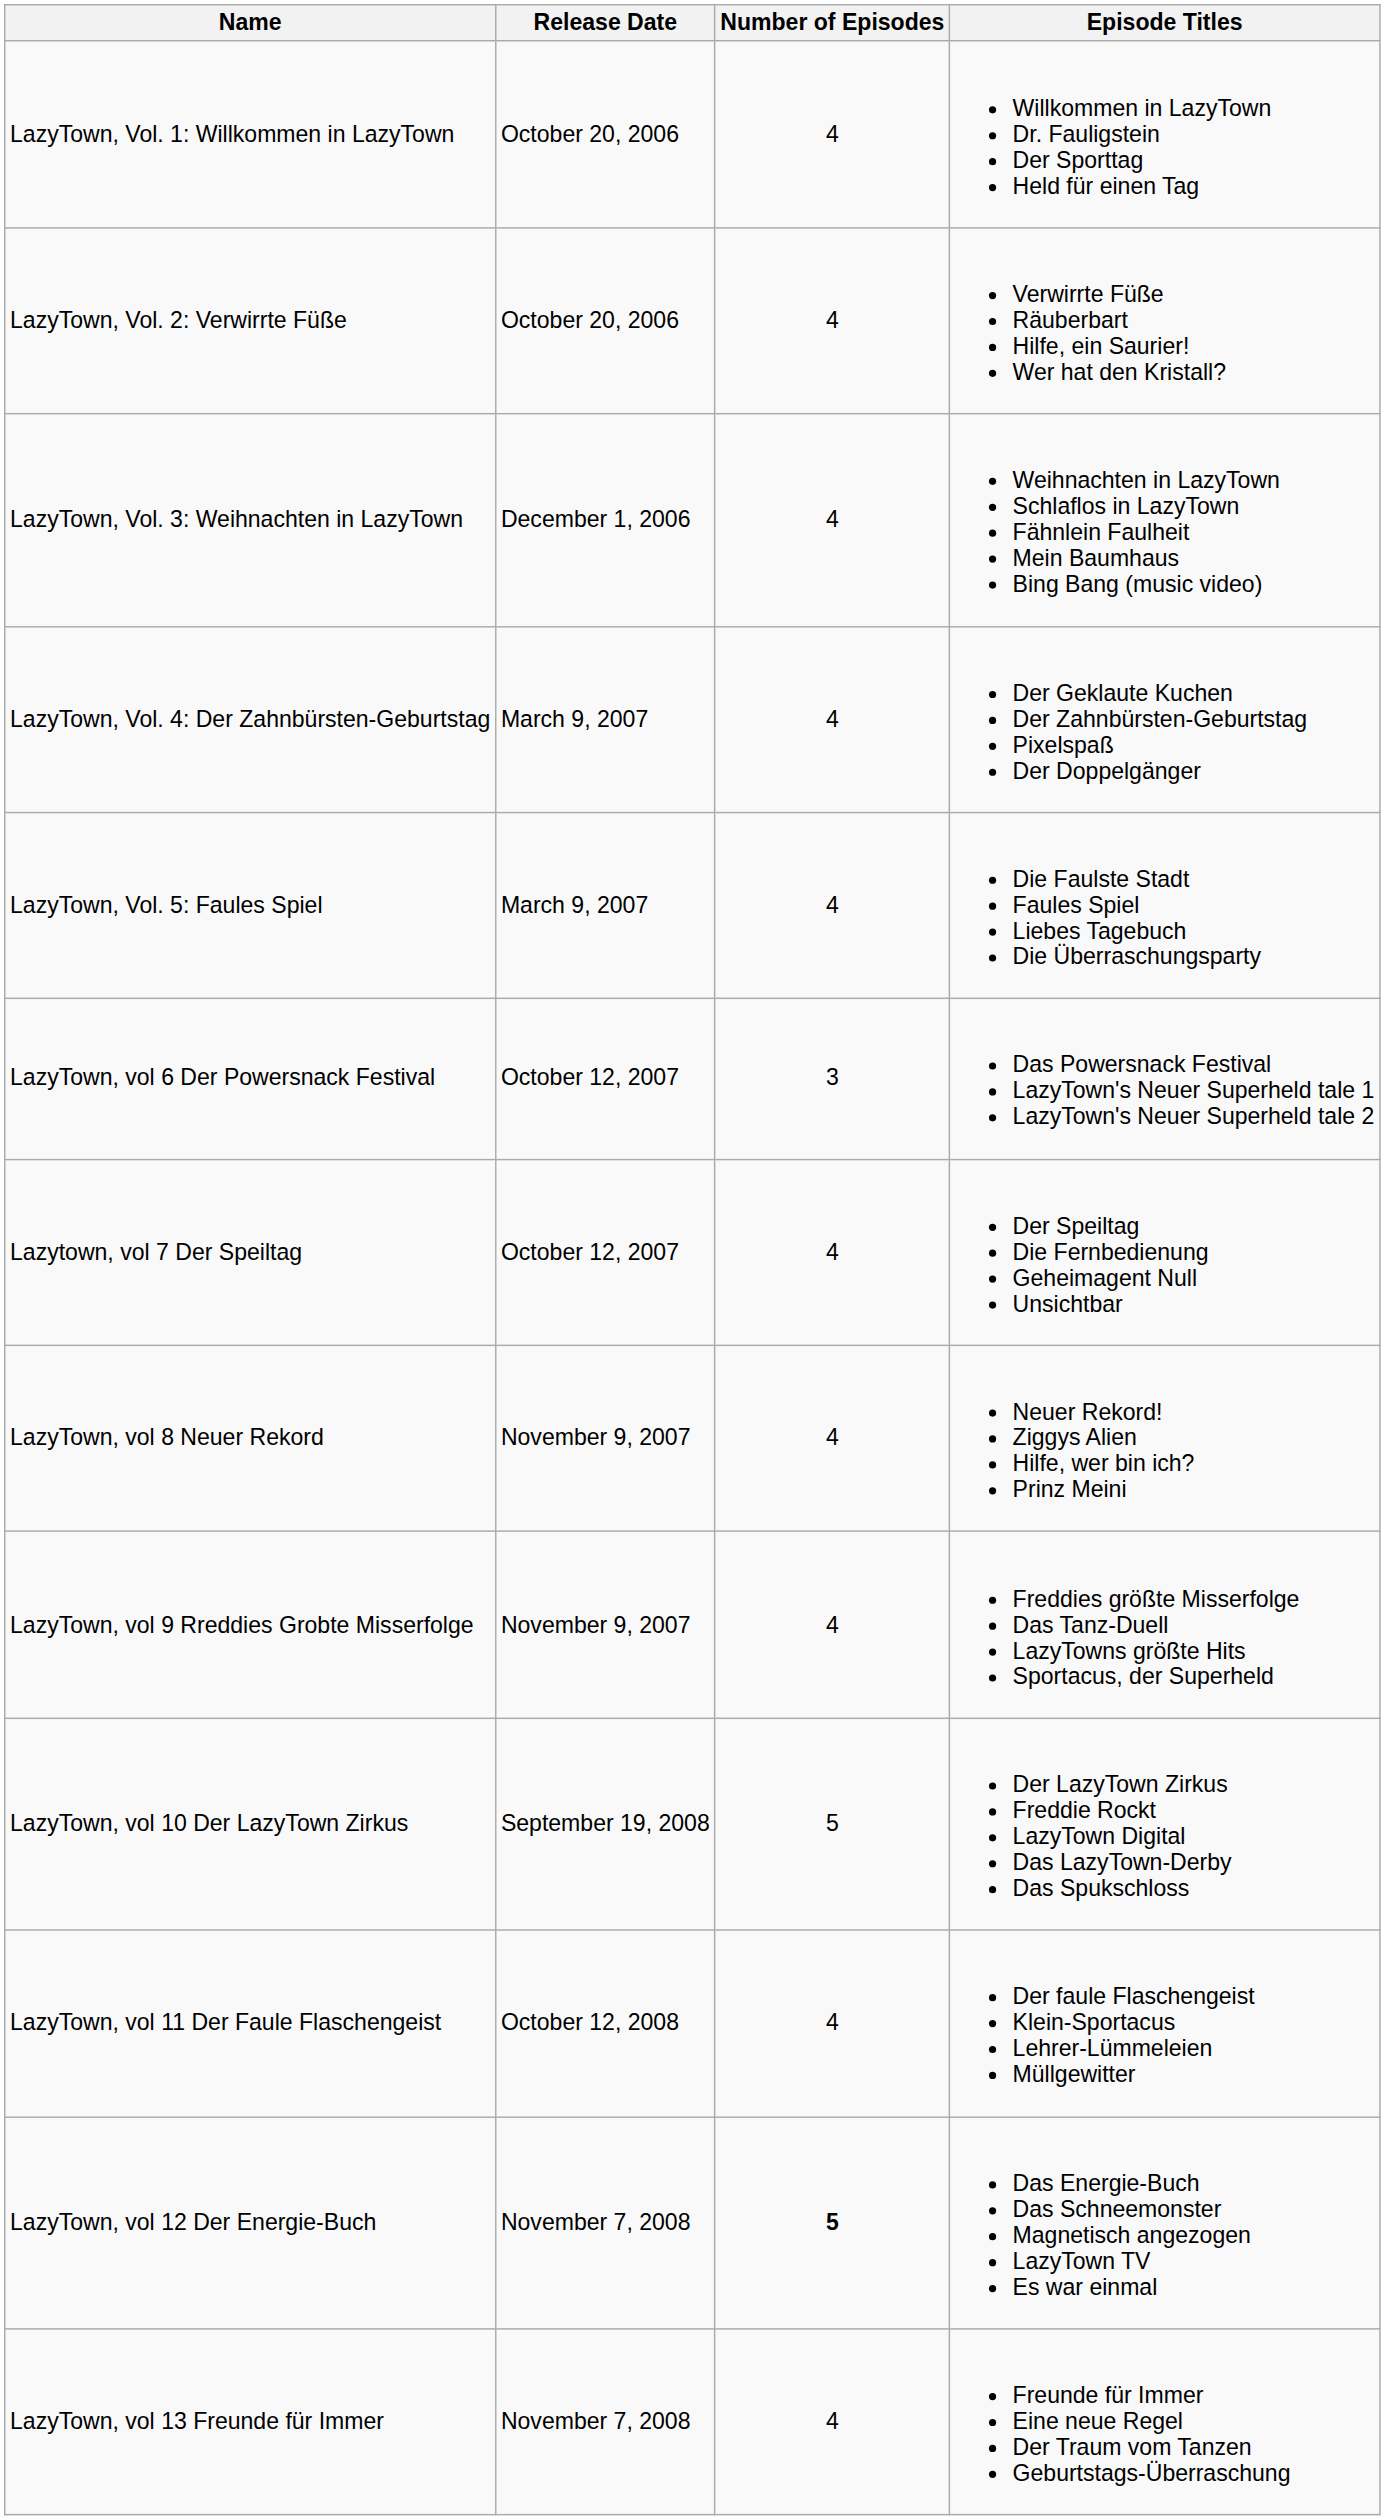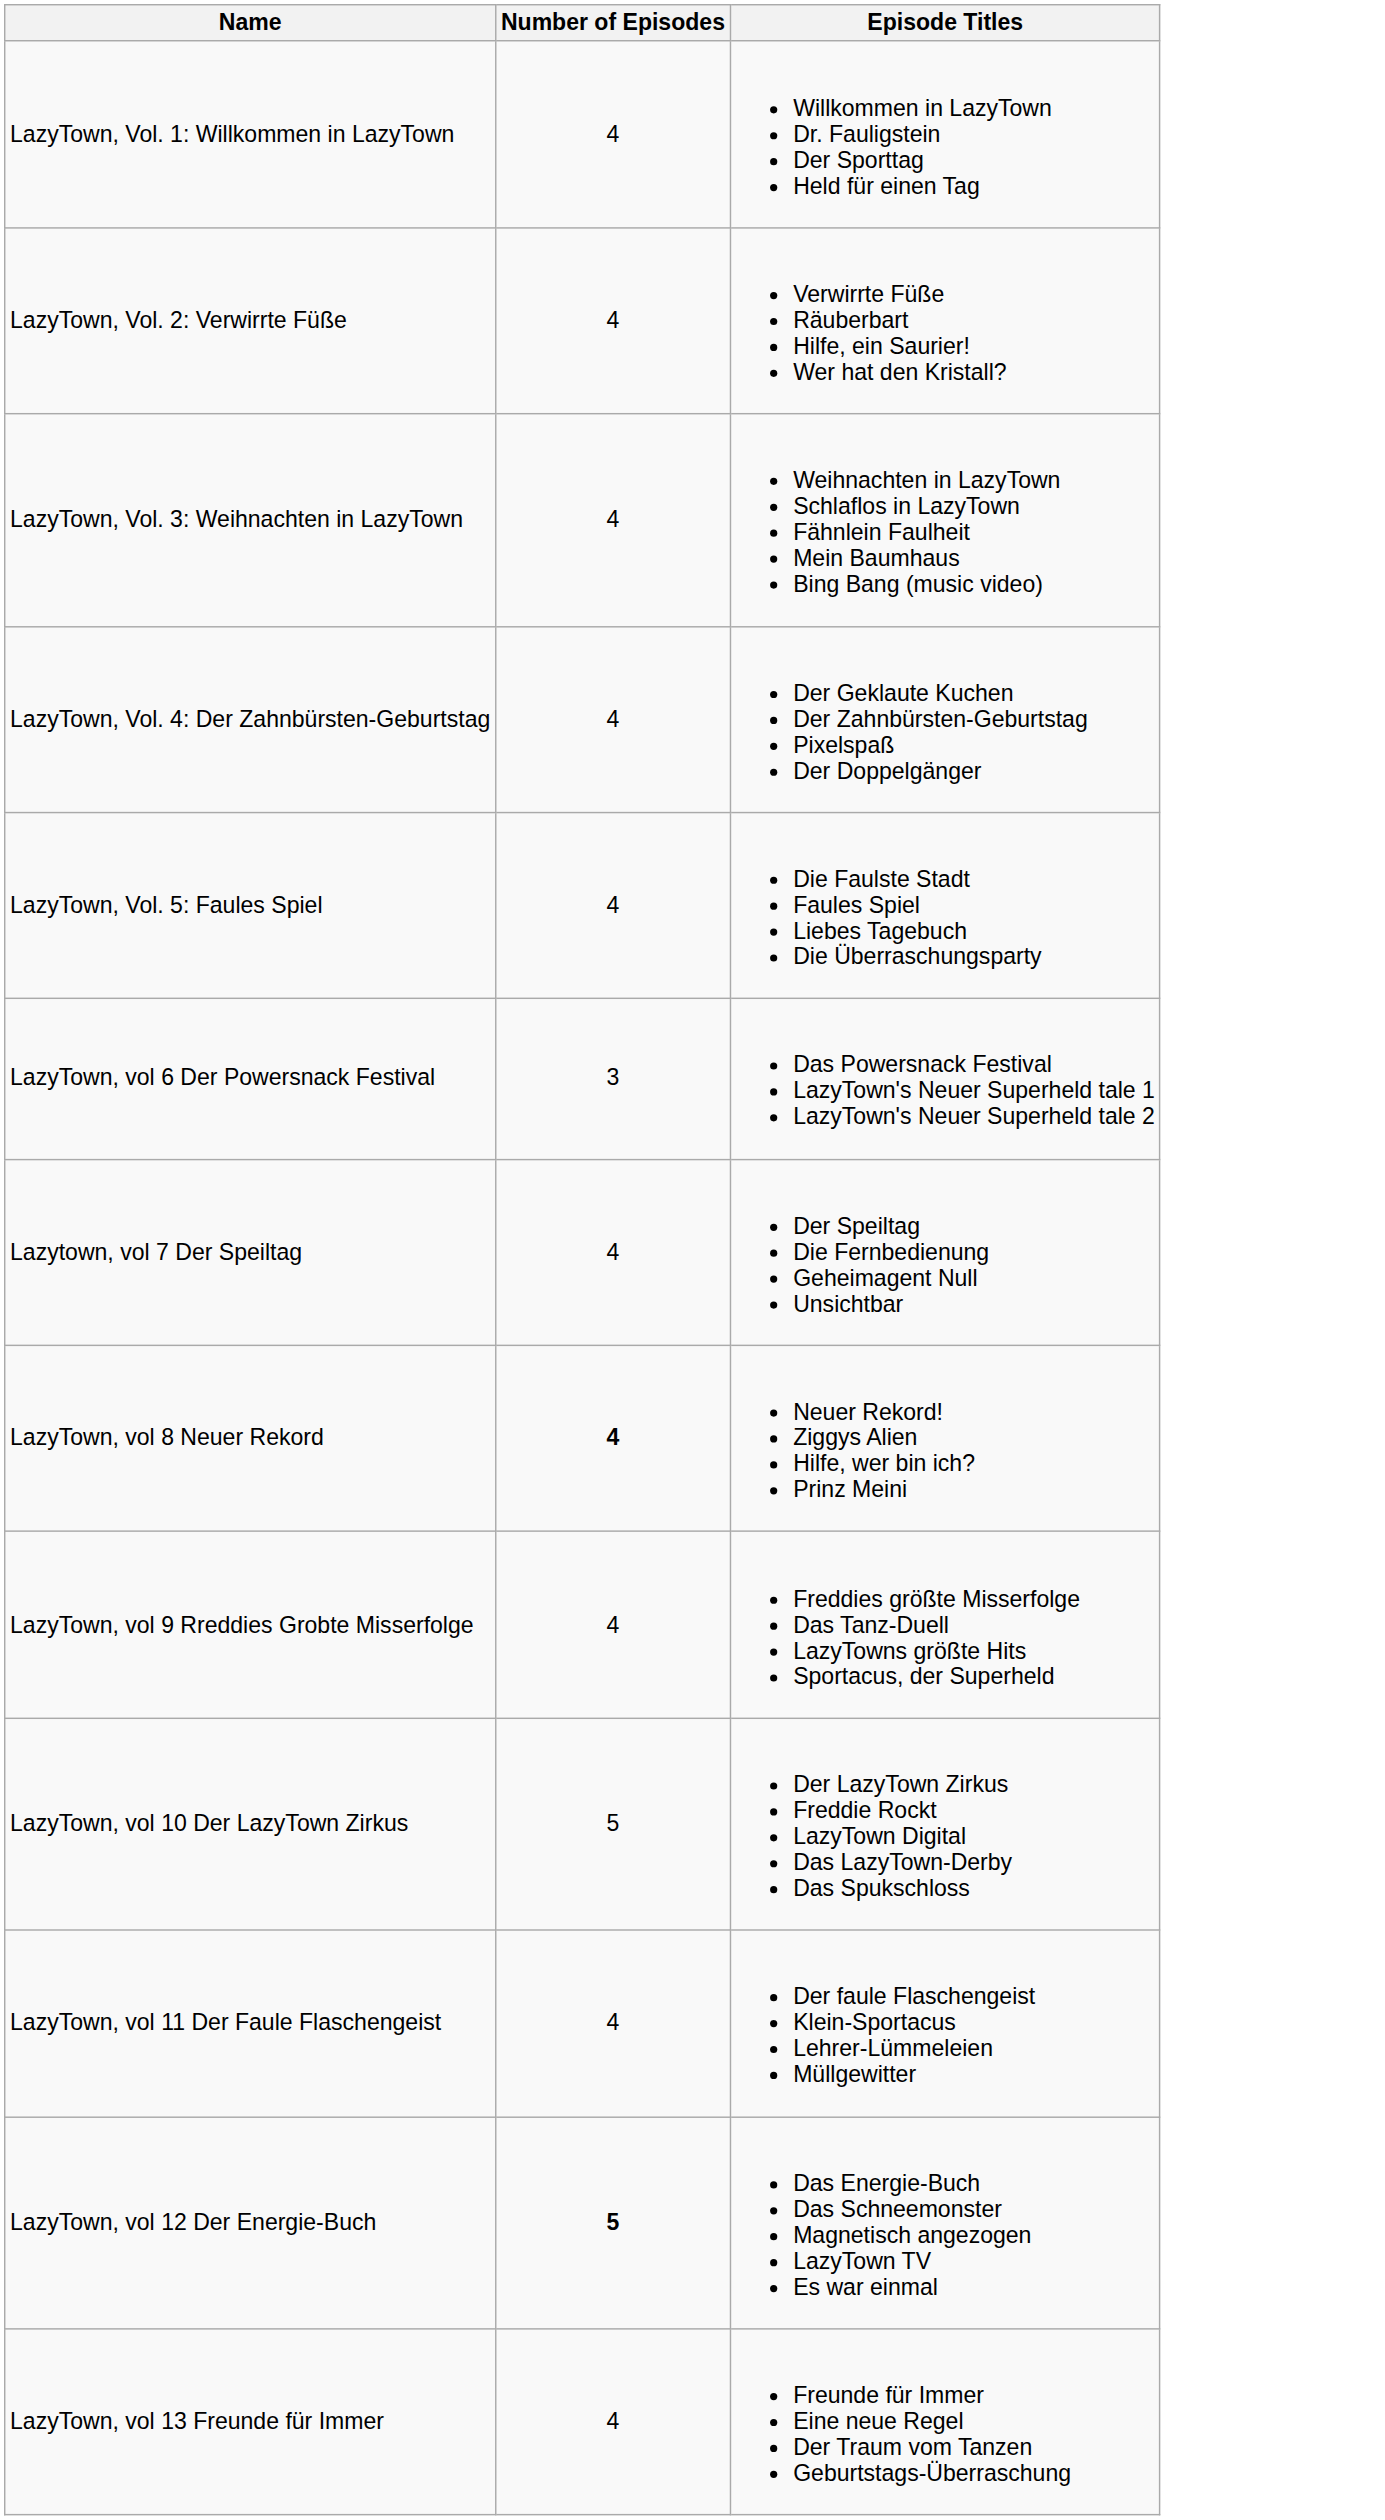- column: (605, 22)
(832, 1438) normal -> (613, 1438) bold
